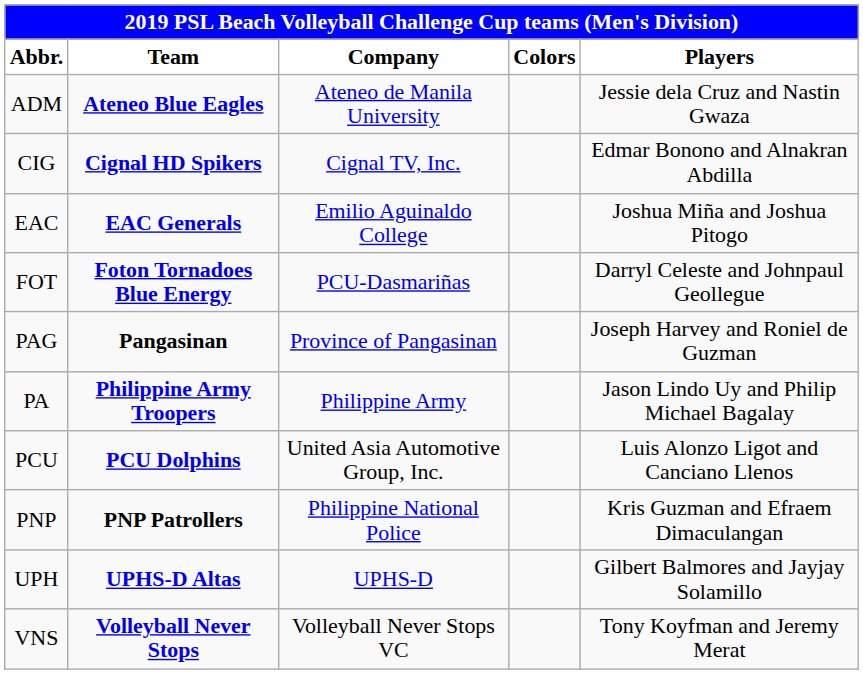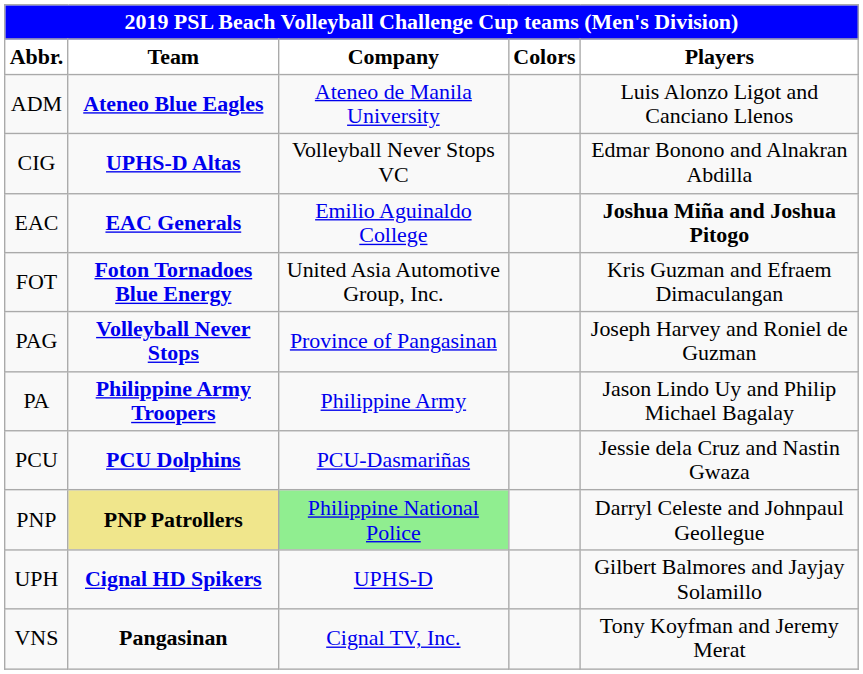(719, 103) Jessie dela Cruz and Nastin Gwaza -> (719, 103) Luis Alonzo Ligot and Canciano Llenos
(173, 163) Cignal HD Spikers -> (173, 163) UPHS-D Altas
(393, 163) Cignal TV, Inc. -> (393, 163) Volleyball Never Stops VC
(719, 222) normal -> (719, 222) bold
(393, 282) PCU-Dasmariñas -> (393, 282) United Asia Automotive Group, Inc.
(719, 282) Darryl Celeste and Johnpaul Geollegue -> (719, 282) Kris Guzman and Efraem Dimaculangan
(173, 341) Pangasinan -> (173, 341) Volleyball Never Stops
(393, 460) United Asia Automotive Group, Inc. -> (393, 460) PCU-Dasmariñas
(719, 460) Luis Alonzo Ligot and Canciano Llenos -> (719, 460) Jessie dela Cruz and Nastin Gwaza
(173, 519) no background -> (173, 519) khaki background
(393, 519) no background -> (393, 519) lightgreen background
(719, 519) Kris Guzman and Efraem Dimaculangan -> (719, 519) Darryl Celeste and Johnpaul Geollegue
(173, 579) UPHS-D Altas -> (173, 579) Cignal HD Spikers
(173, 638) Volleyball Never Stops -> (173, 638) Pangasinan
(393, 638) Volleyball Never Stops VC -> (393, 638) Cignal TV, Inc.
